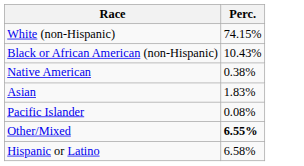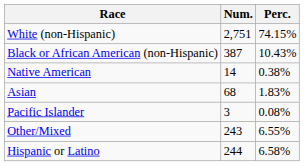+ column: (238, 14)
(241, 131) bold -> (274, 131) normal
